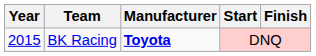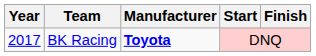(24, 40) 2015 -> (24, 40) 2017
